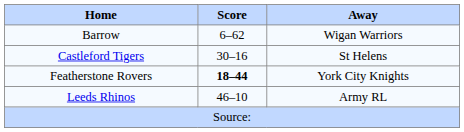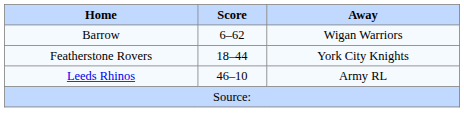- row: (101, 55)
(232, 76) bold -> (232, 55) normal
